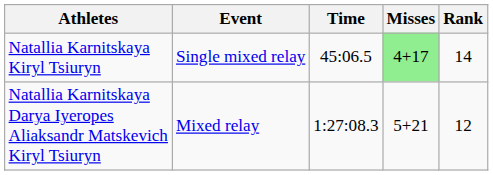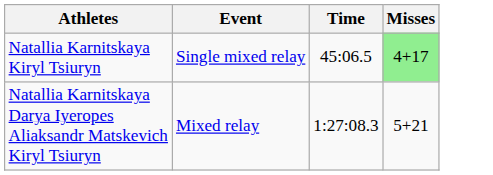- column: (463, 19)
